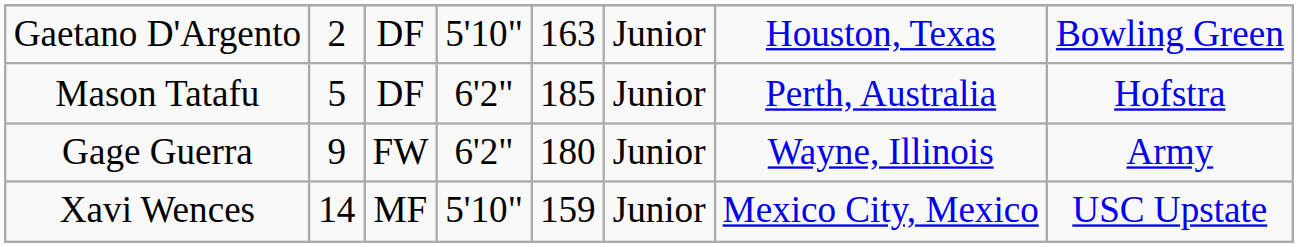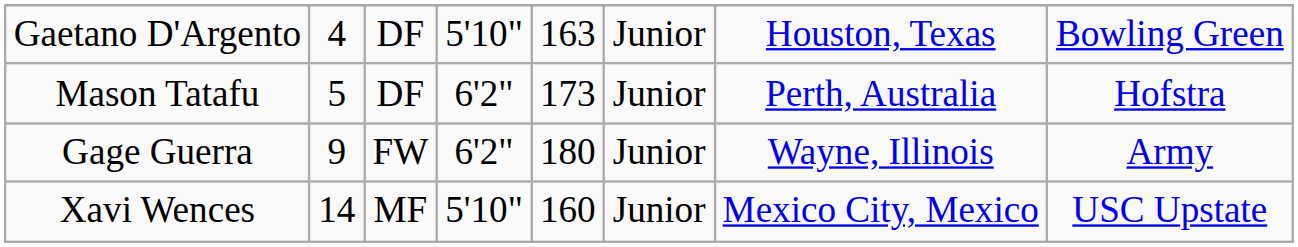(337, 33) 2 -> (337, 33) 4
(568, 92) 185 -> (568, 92) 173
(568, 210) 159 -> (568, 210) 160
